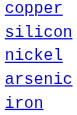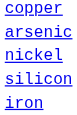rows swapped: (39, 80) <-> (39, 33)
